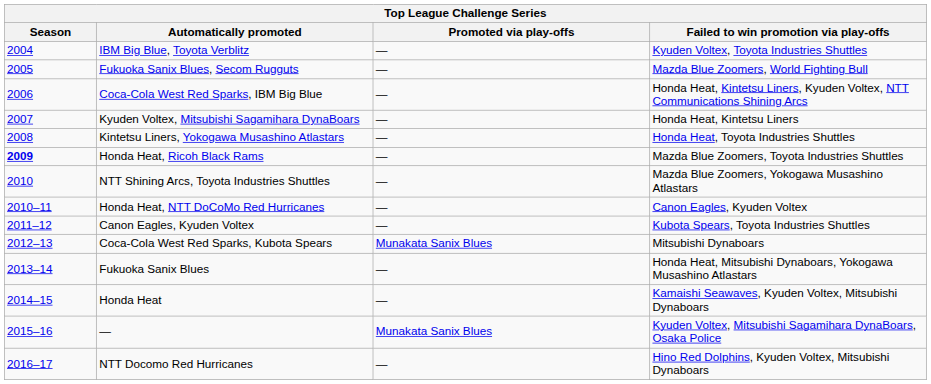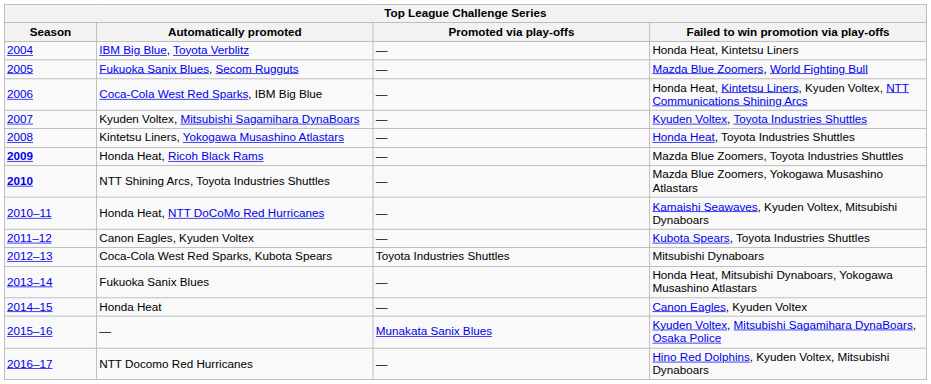(760, 50) Kyuden Voltex, Toyota Industries Shuttles -> (725, 50) Honda Heat, Kintetsu Liners
(725, 119) Honda Heat, Kintetsu Liners -> (760, 119) Kyuden Voltex, Toyota Industries Shuttles
(20, 181) normal -> (20, 181) bold
(730, 206) Canon Eagles, Kyuden Voltex -> (775, 213) Kamaishi Seawaves, Kyuden Voltex, Mitsubishi Dynaboars
(434, 243) Munakata Sanix Blues -> (443, 256) Toyota Industries Shuttles
(775, 300) Kamaishi Seawaves, Kyuden Voltex, Mitsubishi Dynaboars -> (730, 307) Canon Eagles, Kyuden Voltex
